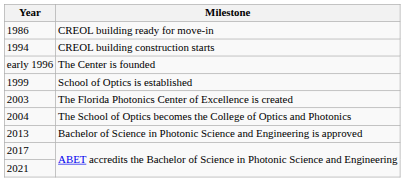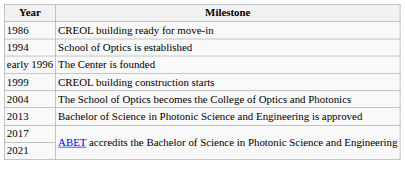(136, 47) CREOL building construction starts -> (125, 47) School of Optics is established
(125, 82) School of Optics is established -> (136, 82) CREOL building construction starts
- row: (18, 99)
